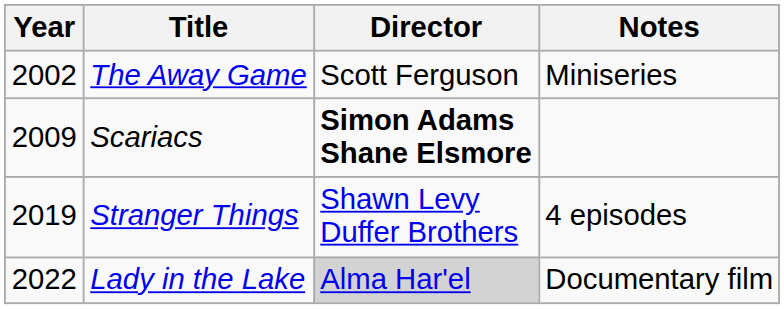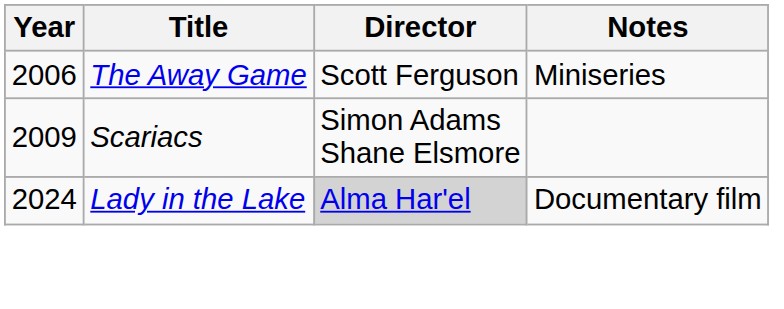(44, 74) 2002 -> (44, 74) 2006
(426, 137) bold -> (420, 137) normal
- row: (194, 216)
(44, 279) 2022 -> (44, 199) 2024
